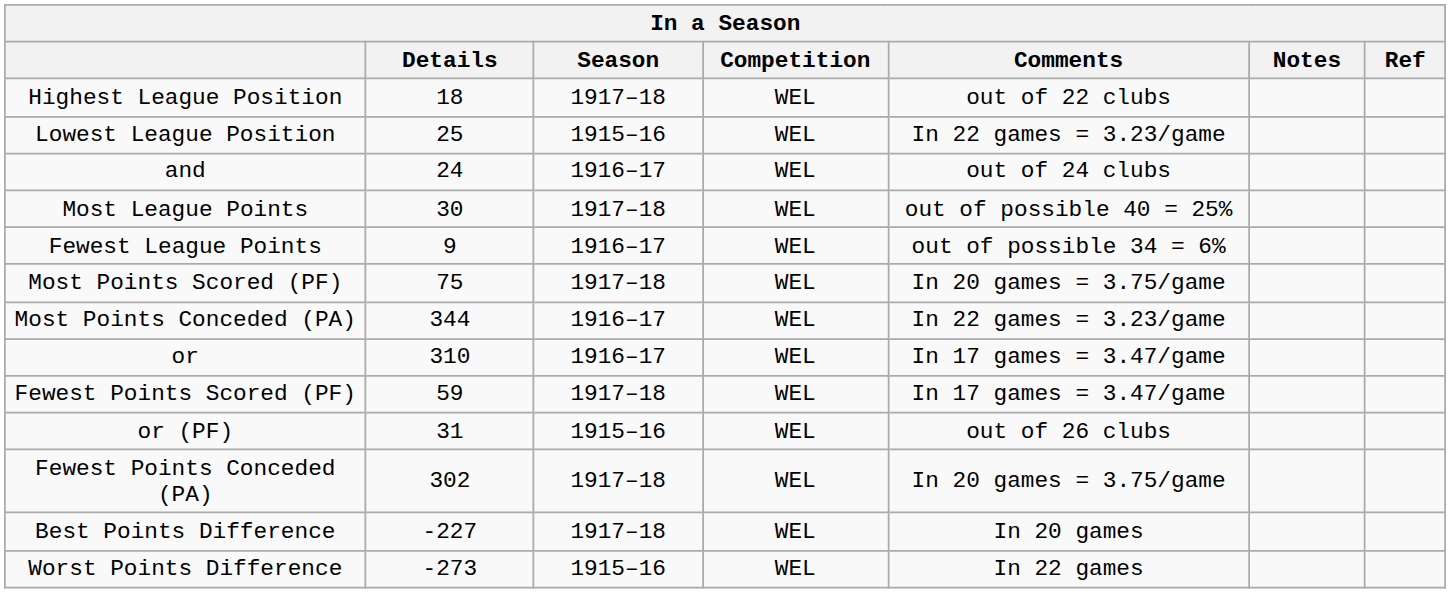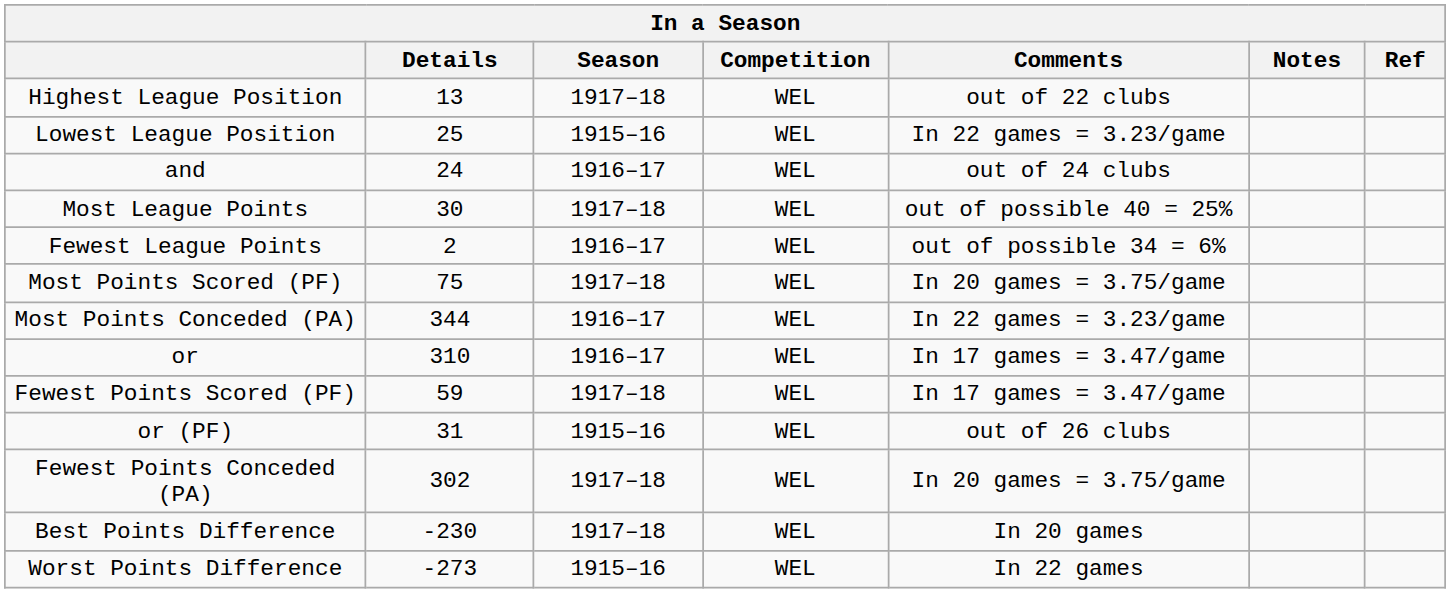(450, 98) 18 -> (450, 98) 13
(450, 246) 9 -> (450, 246) 2
(450, 532) -227 -> (450, 532) -230
